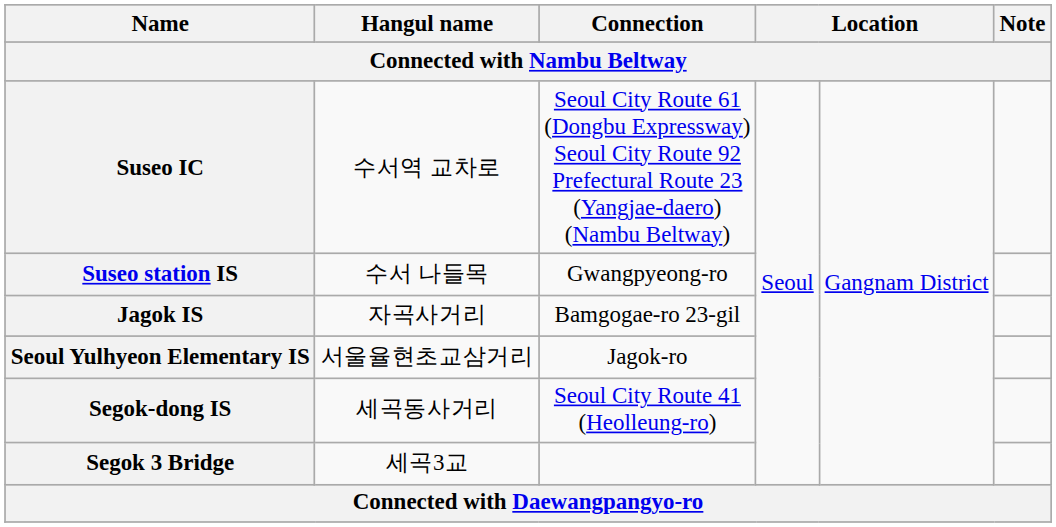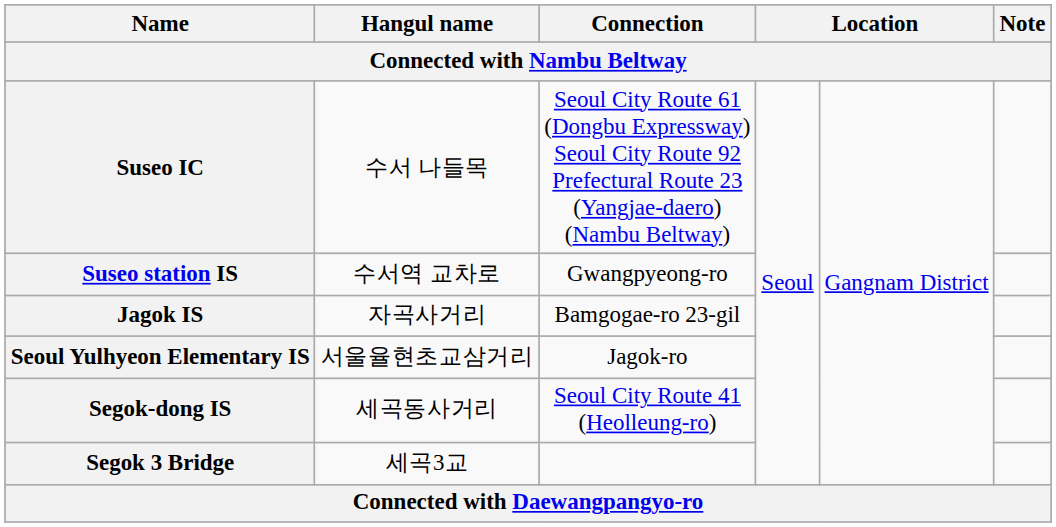(427, 166) 수서역 교차로 -> (427, 166) 수서 나들목
(427, 273) 수서 나들목 -> (427, 273) 수서역 교차로
